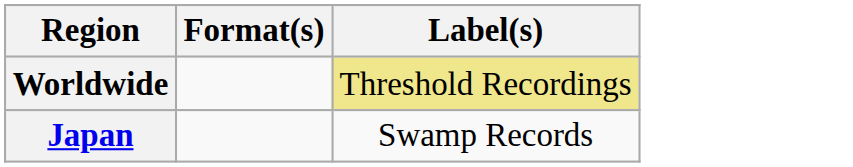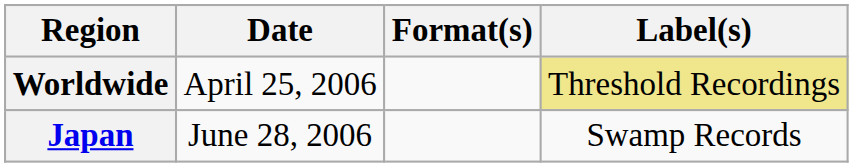+ column: (280, 30)
